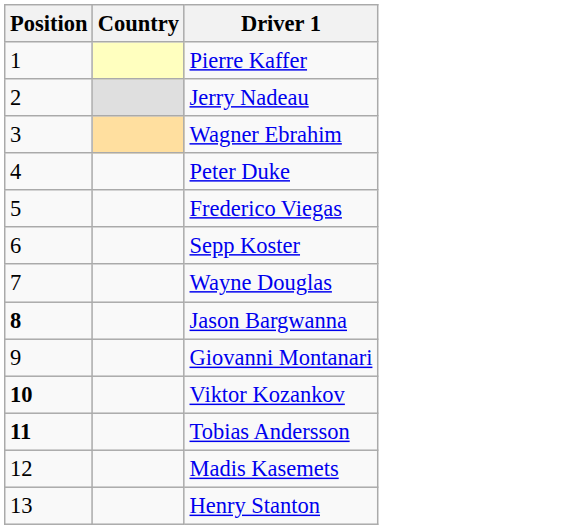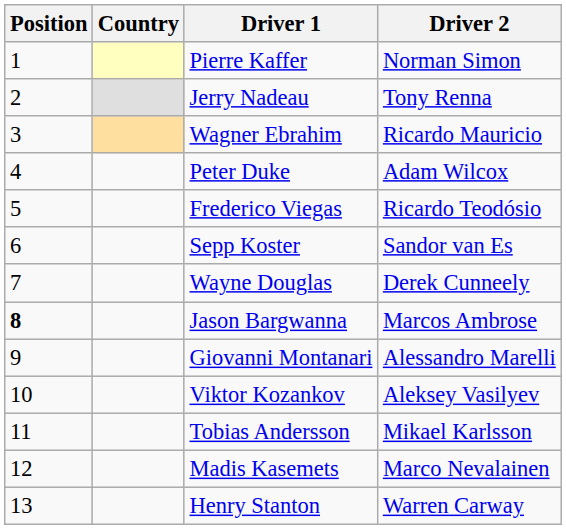+ column: (469, 23)
(21, 394) bold -> (21, 394) normal
(21, 431) bold -> (21, 431) normal
